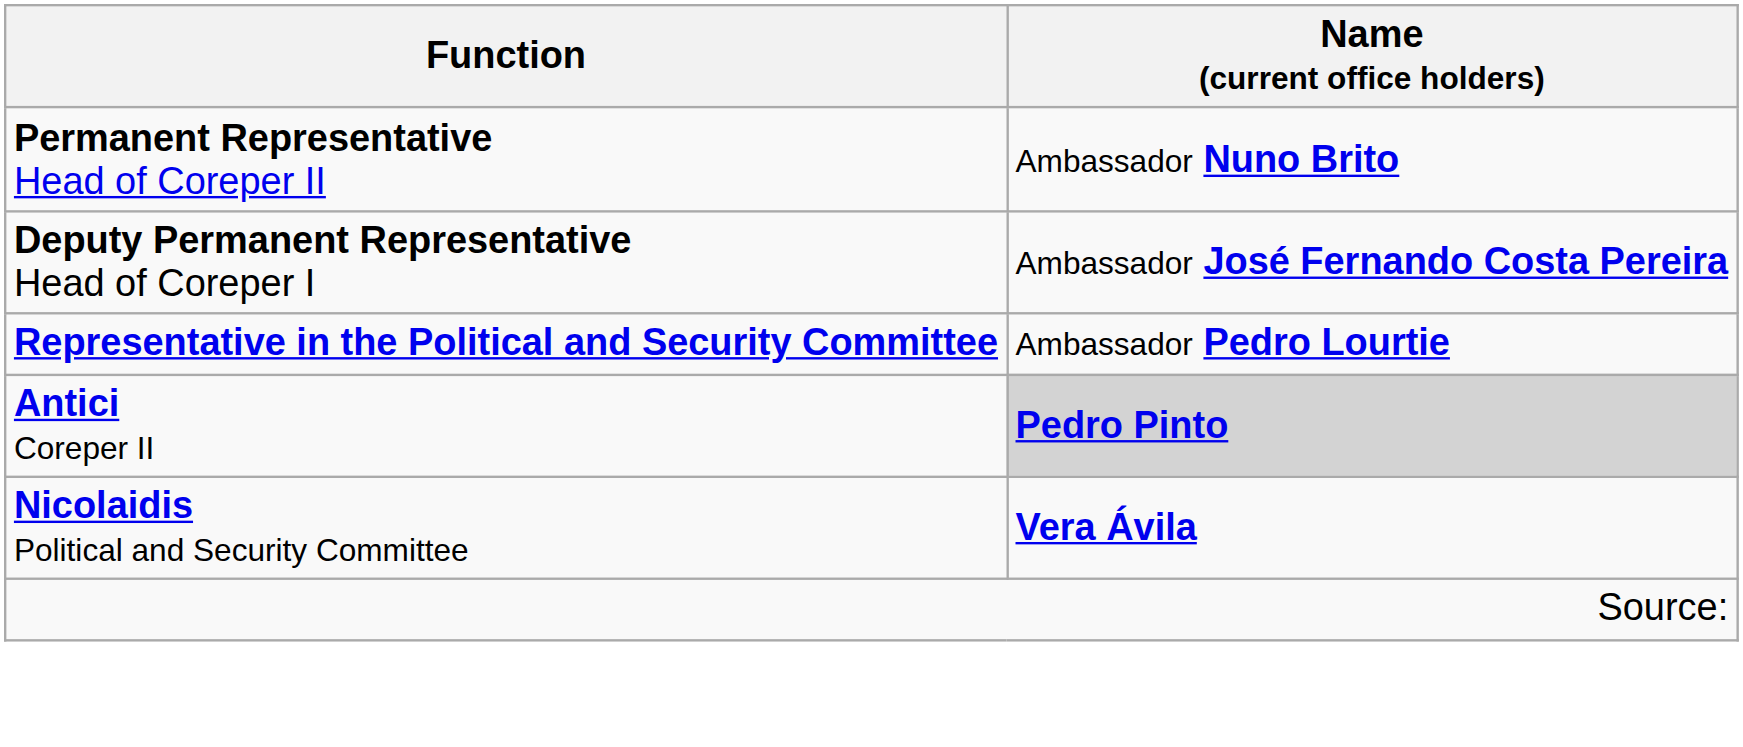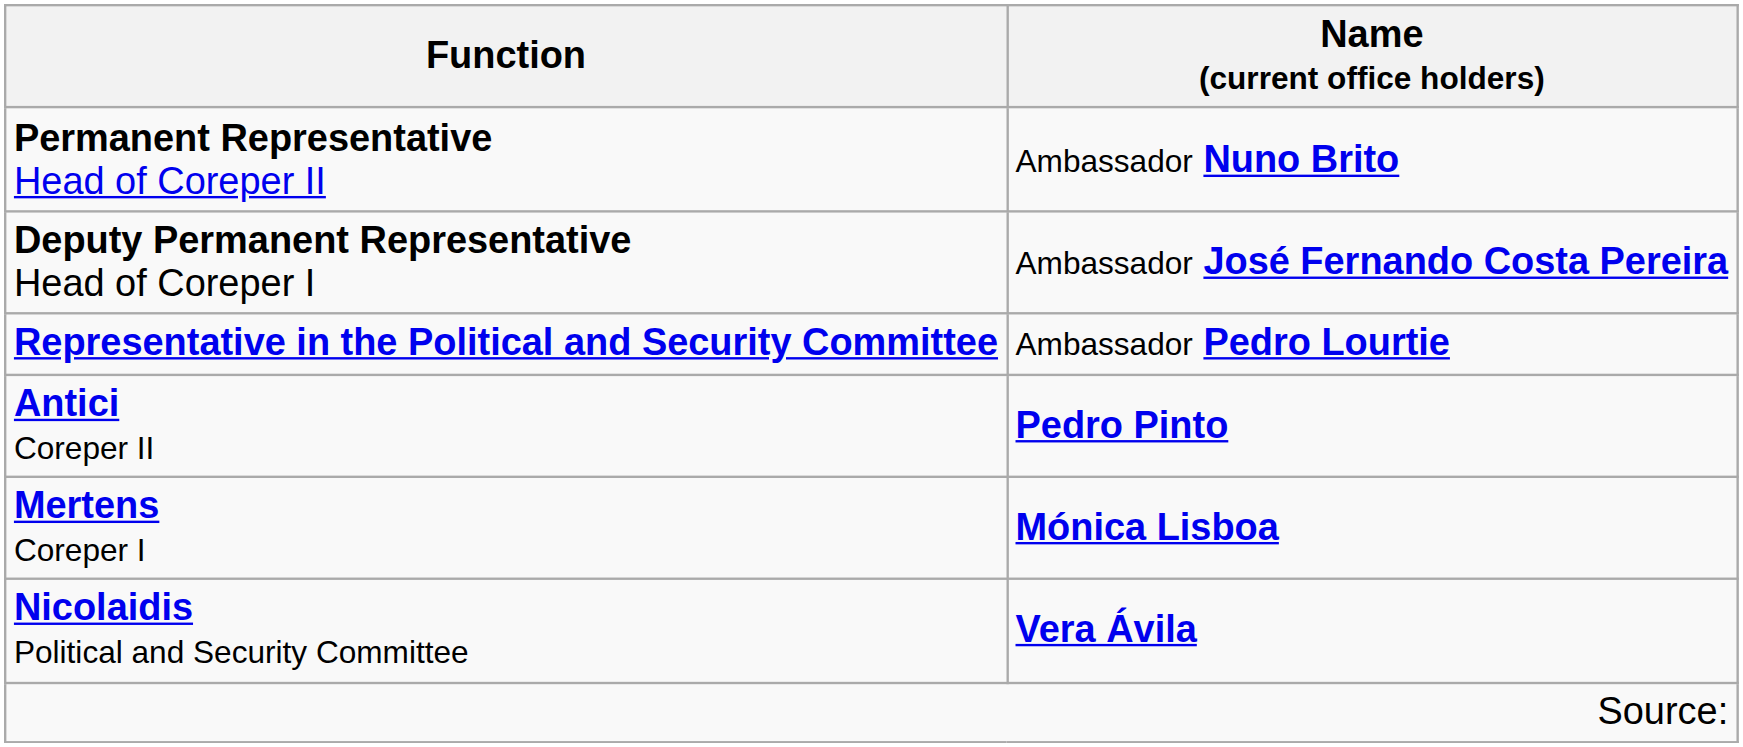(1122, 424) lightgrey background -> (1122, 424) no background
+ row: (87, 527)
